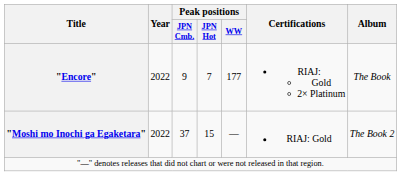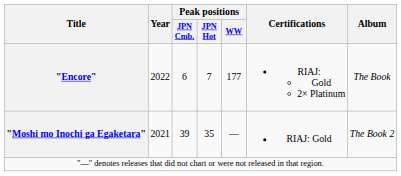(185, 77) 9 -> (185, 77) 6
(160, 134) 2022 -> (160, 134) 2021
(185, 134) 37 -> (185, 134) 39
(209, 134) 15 -> (209, 134) 35
